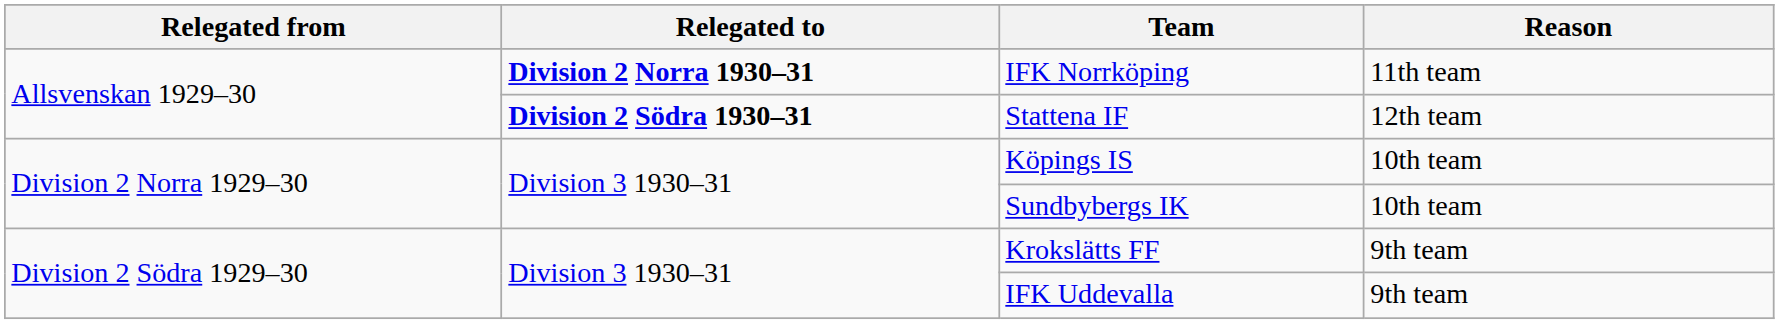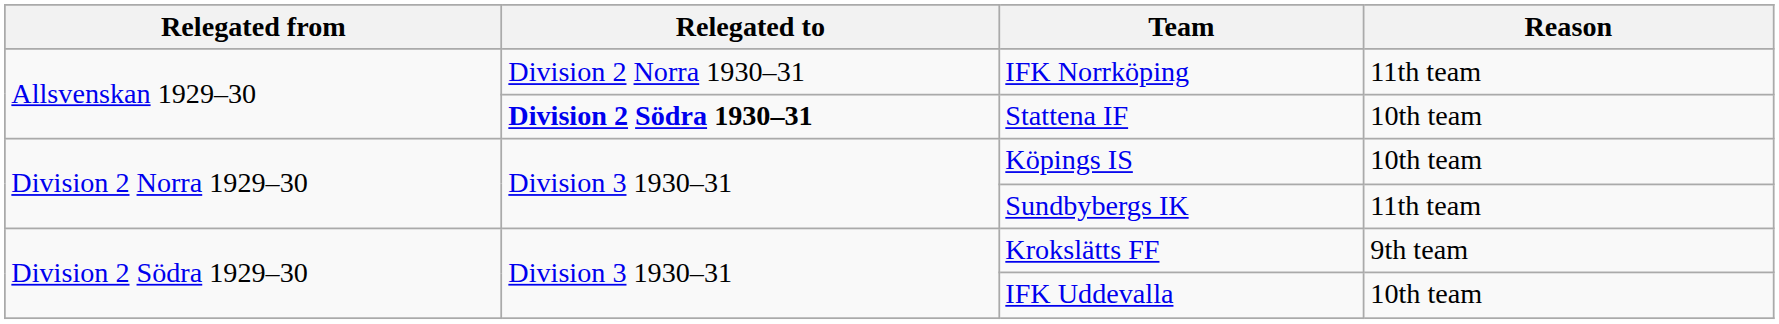(661, 71) bold -> (657, 71) normal
(1426, 116) 12th team -> (1426, 116) 10th team
(1426, 205) 10th team -> (1426, 205) 11th team
(1419, 294) 9th team -> (1426, 294) 10th team
